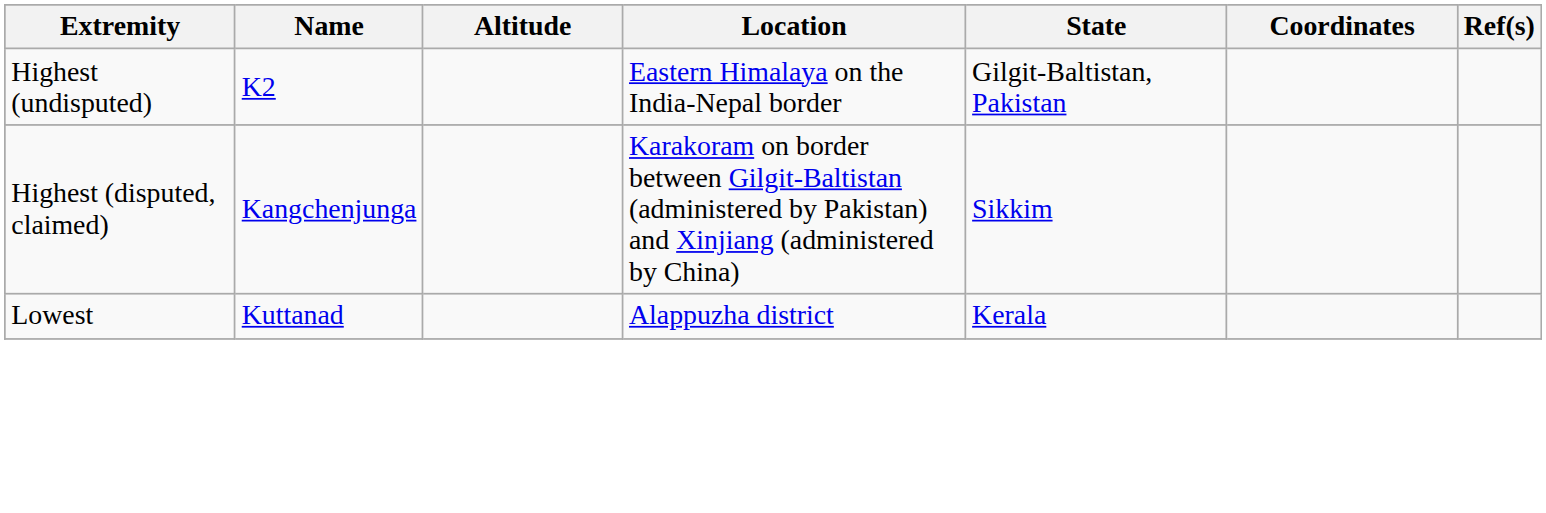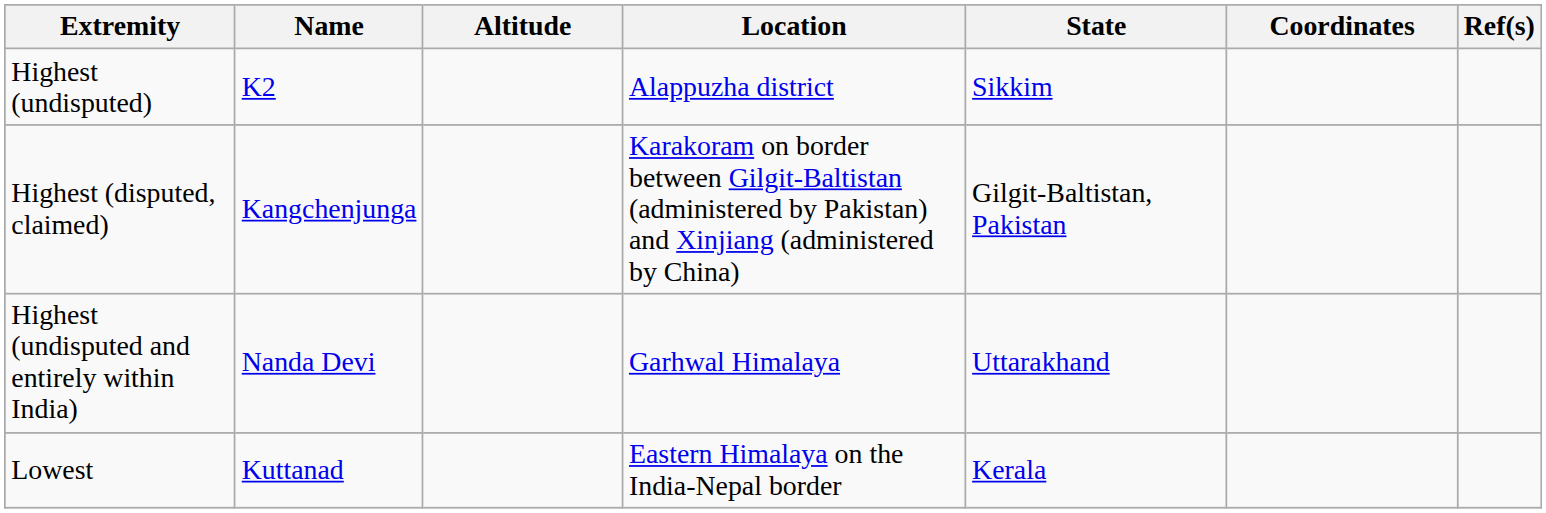(766, 86) Eastern Himalaya on the India-Nepal border -> (731, 86) Alappuzha district
(1062, 86) Gilgit-Baltistan, Pakistan -> (1012, 86) Sikkim
(1012, 208) Sikkim -> (1062, 208) Gilgit-Baltistan, Pakistan
+ row: (101, 362)
(731, 315) Alappuzha district -> (766, 469) Eastern Himalaya on the India-Nepal border
